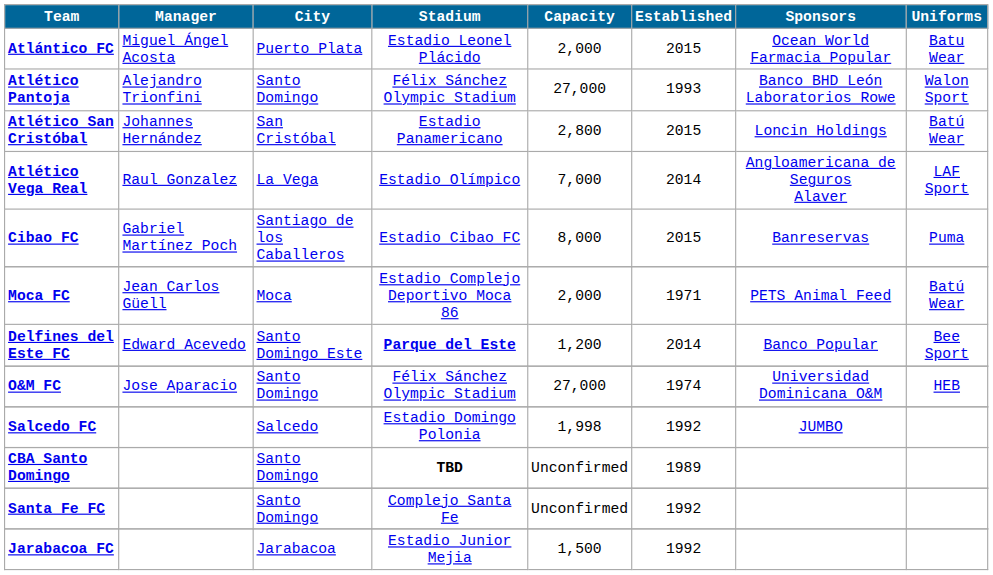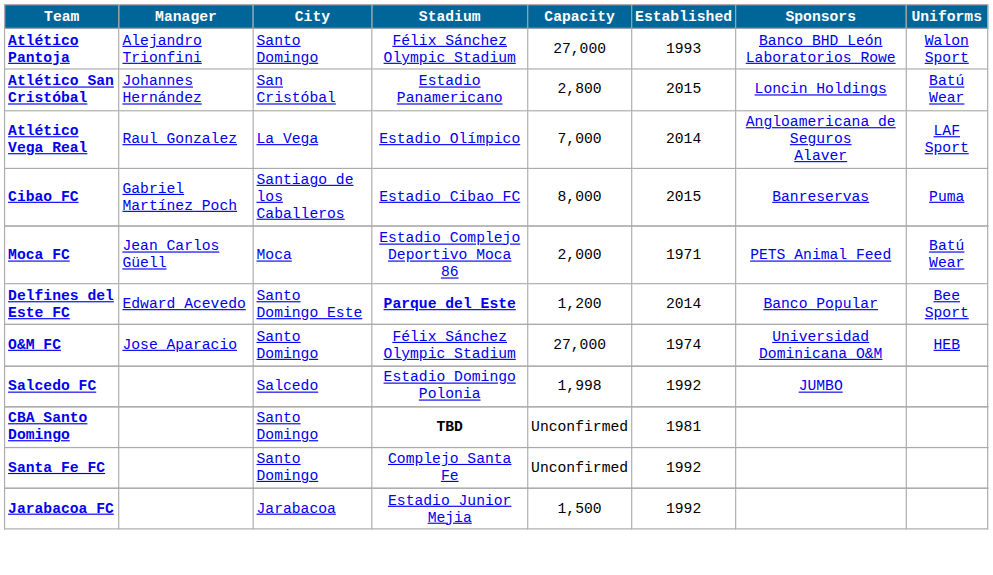- row: (61, 49)
(684, 468) 1989 -> (684, 427) 1981
